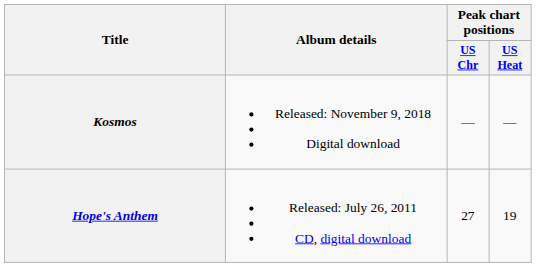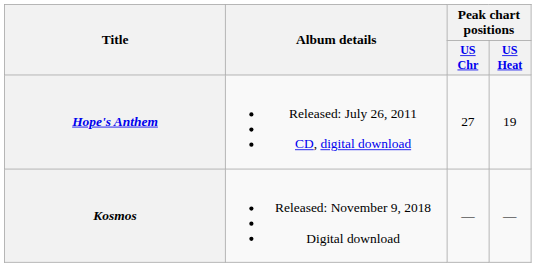rows swapped: (115, 215) <-> (115, 121)
